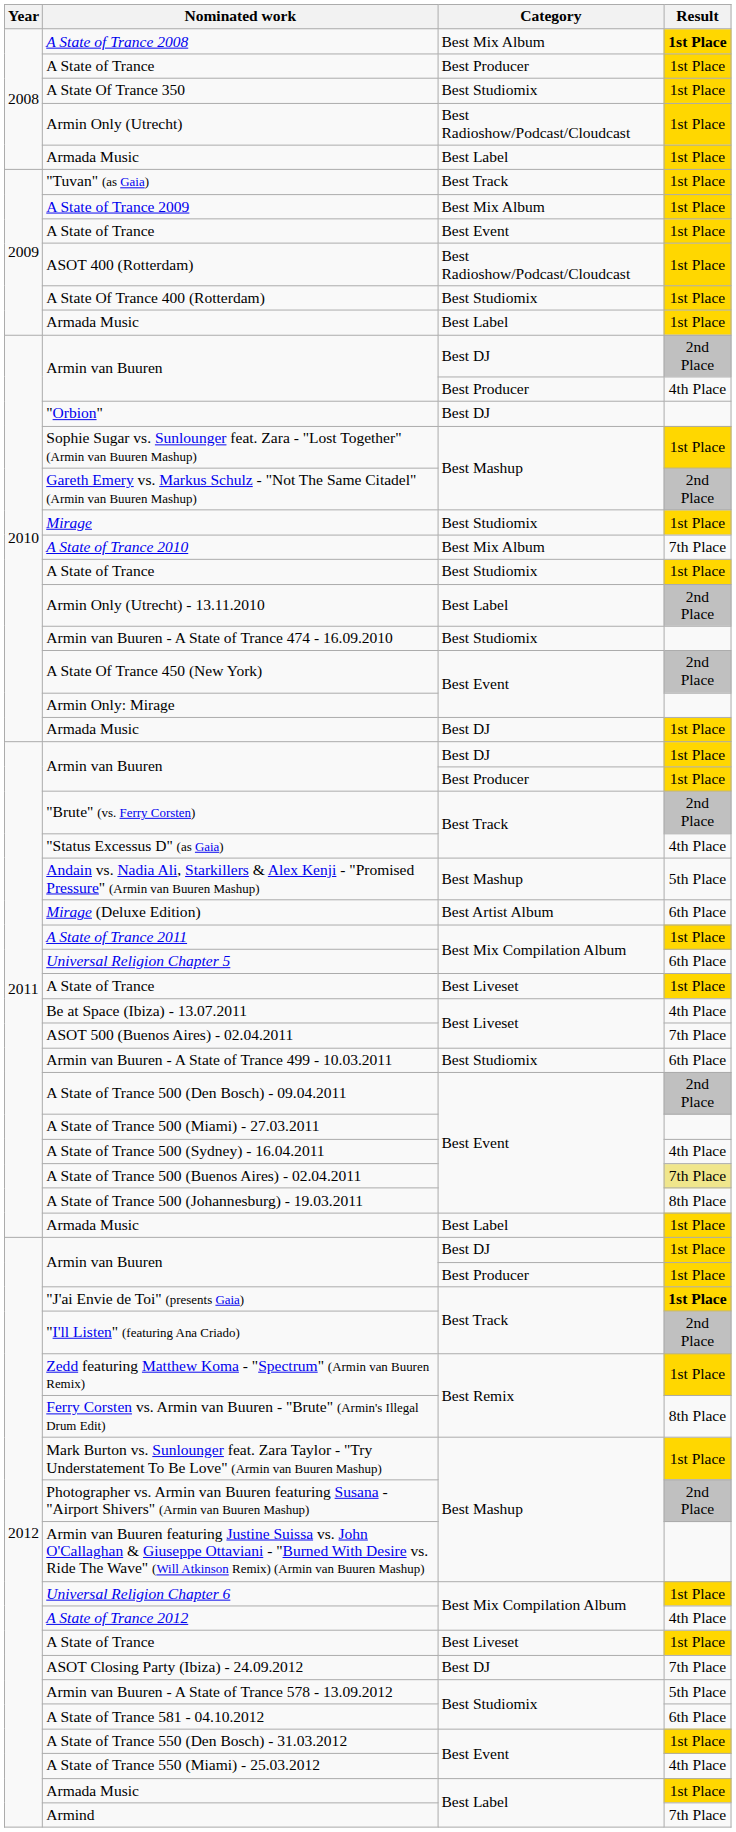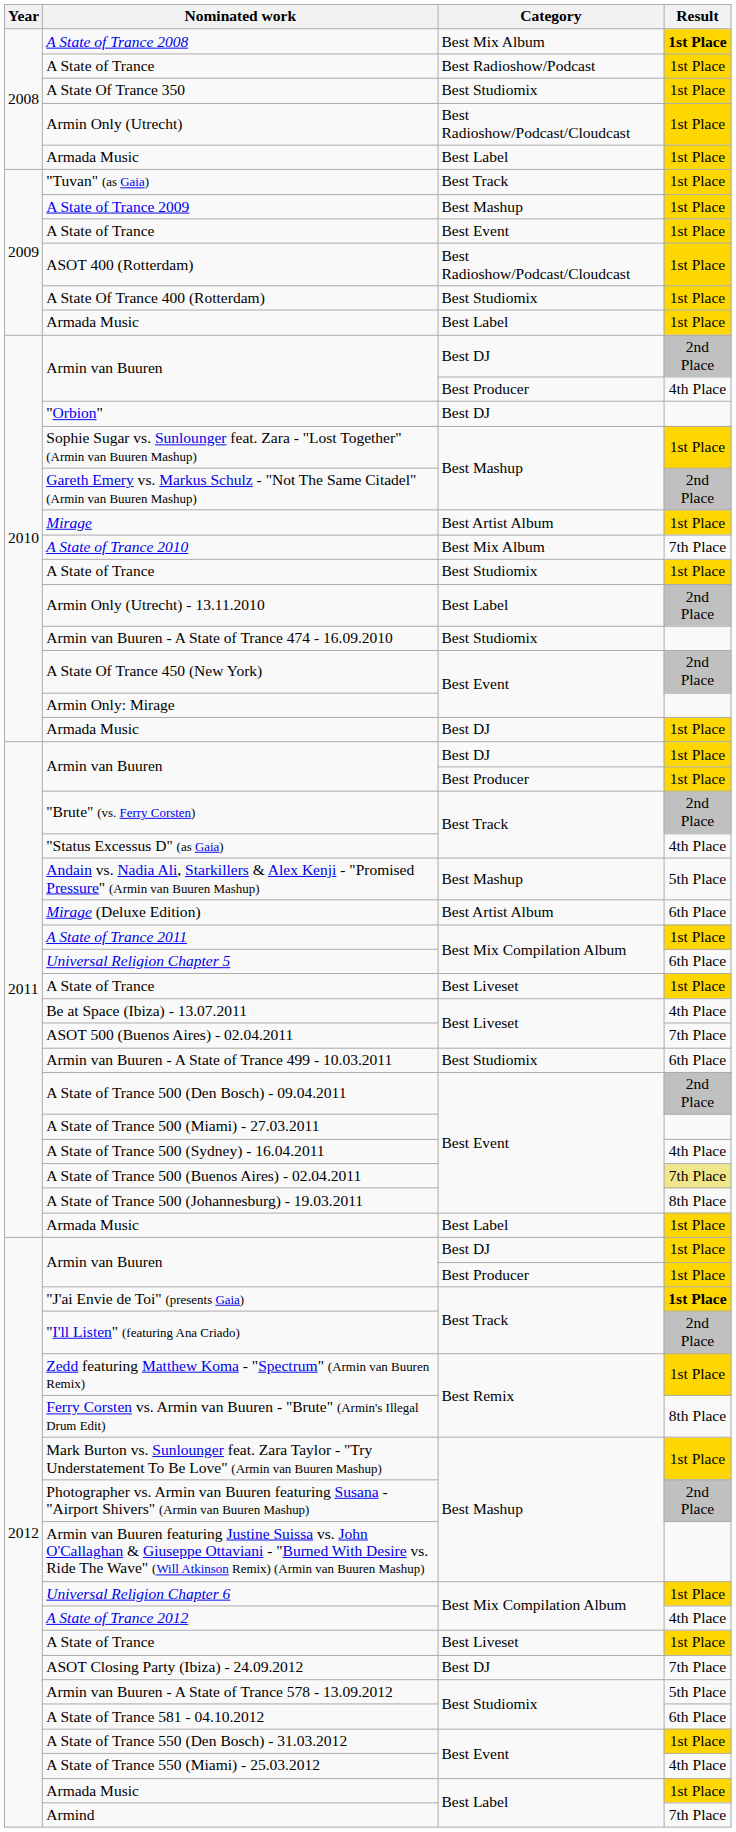(485, 66) Best Producer -> (518, 66) Best Radioshow/Podcast
(493, 206) Best Mix Album -> (482, 206) Best Mashup
(489, 522) Best Studiomix -> (497, 522) Best Artist Album
